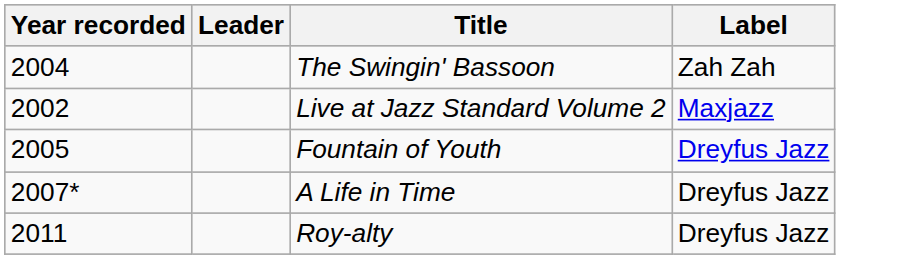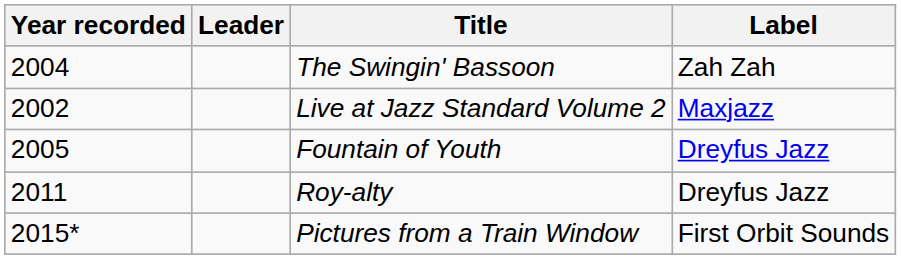- row: (376, 191)
+ row: (467, 233)
